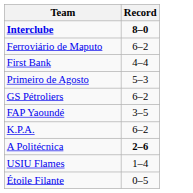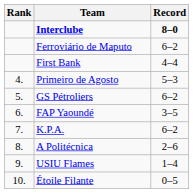+ column: (19, 12)
(140, 146) bold -> (170, 146) normal
